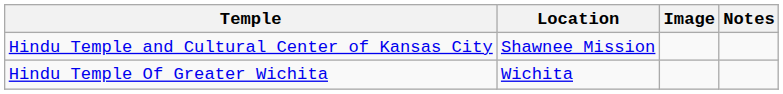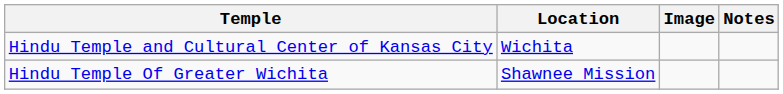(578, 47) Shawnee Mission -> (537, 47) Wichita
(537, 75) Wichita -> (578, 75) Shawnee Mission
